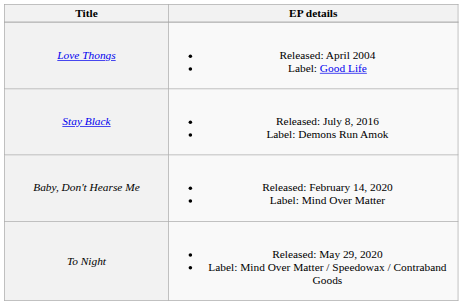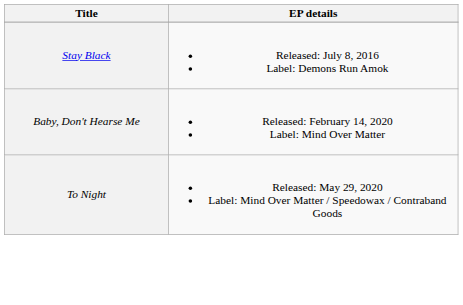- row: (86, 55)
